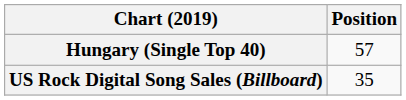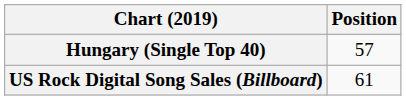(364, 79) 35 -> (364, 79) 61
